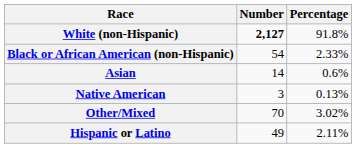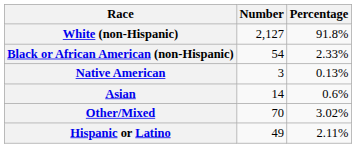(270, 34) bold -> (270, 34) normal
rows swapped: (121, 93) <-> (121, 73)
